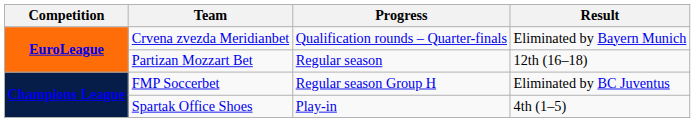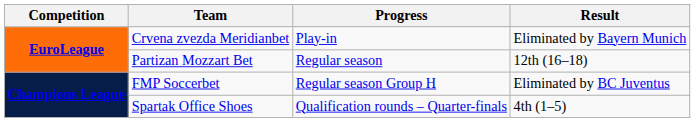(401, 38) Qualification rounds – Quarter-finals -> (316, 38) Play-in
(316, 106) Play-in -> (401, 106) Qualification rounds – Quarter-finals
